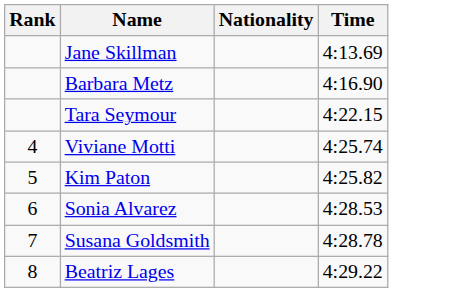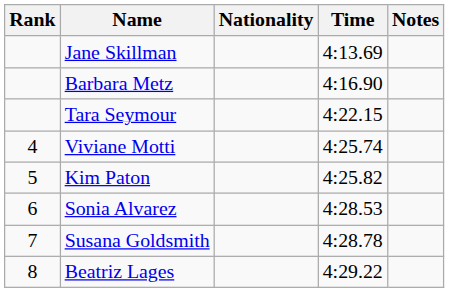+ column: (416, 20)
